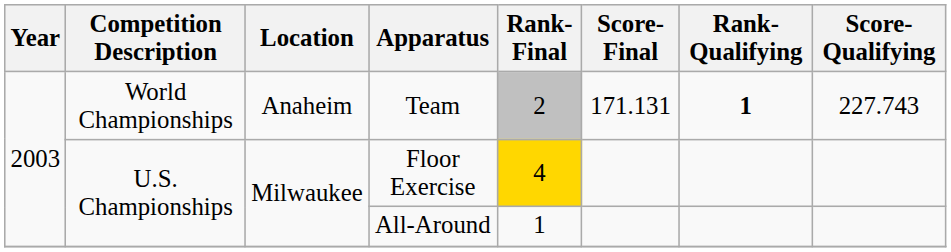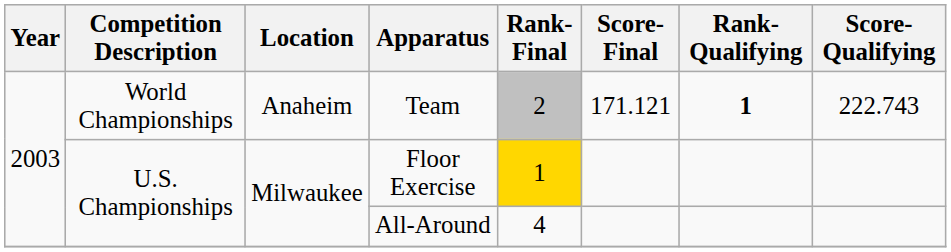(631, 105) 171.131 -> (631, 105) 171.121
(879, 105) 227.743 -> (879, 105) 222.743
(539, 172) 4 -> (539, 172) 1
(539, 225) 1 -> (539, 225) 4
